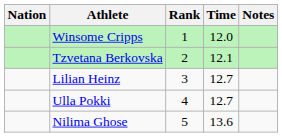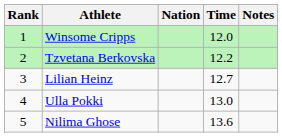columns swapped: (185, 15) <-> (27, 15)
(221, 57) 12.1 -> (221, 57) 12.2
(221, 100) 12.7 -> (221, 100) 13.0
